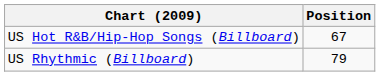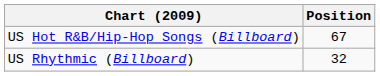(339, 60) 79 -> (339, 60) 32
